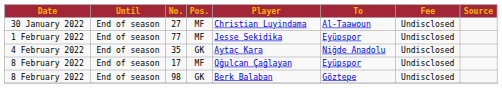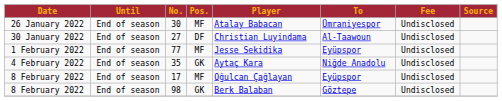+ row: (176, 24)
(199, 24) MF -> (199, 37) DF
